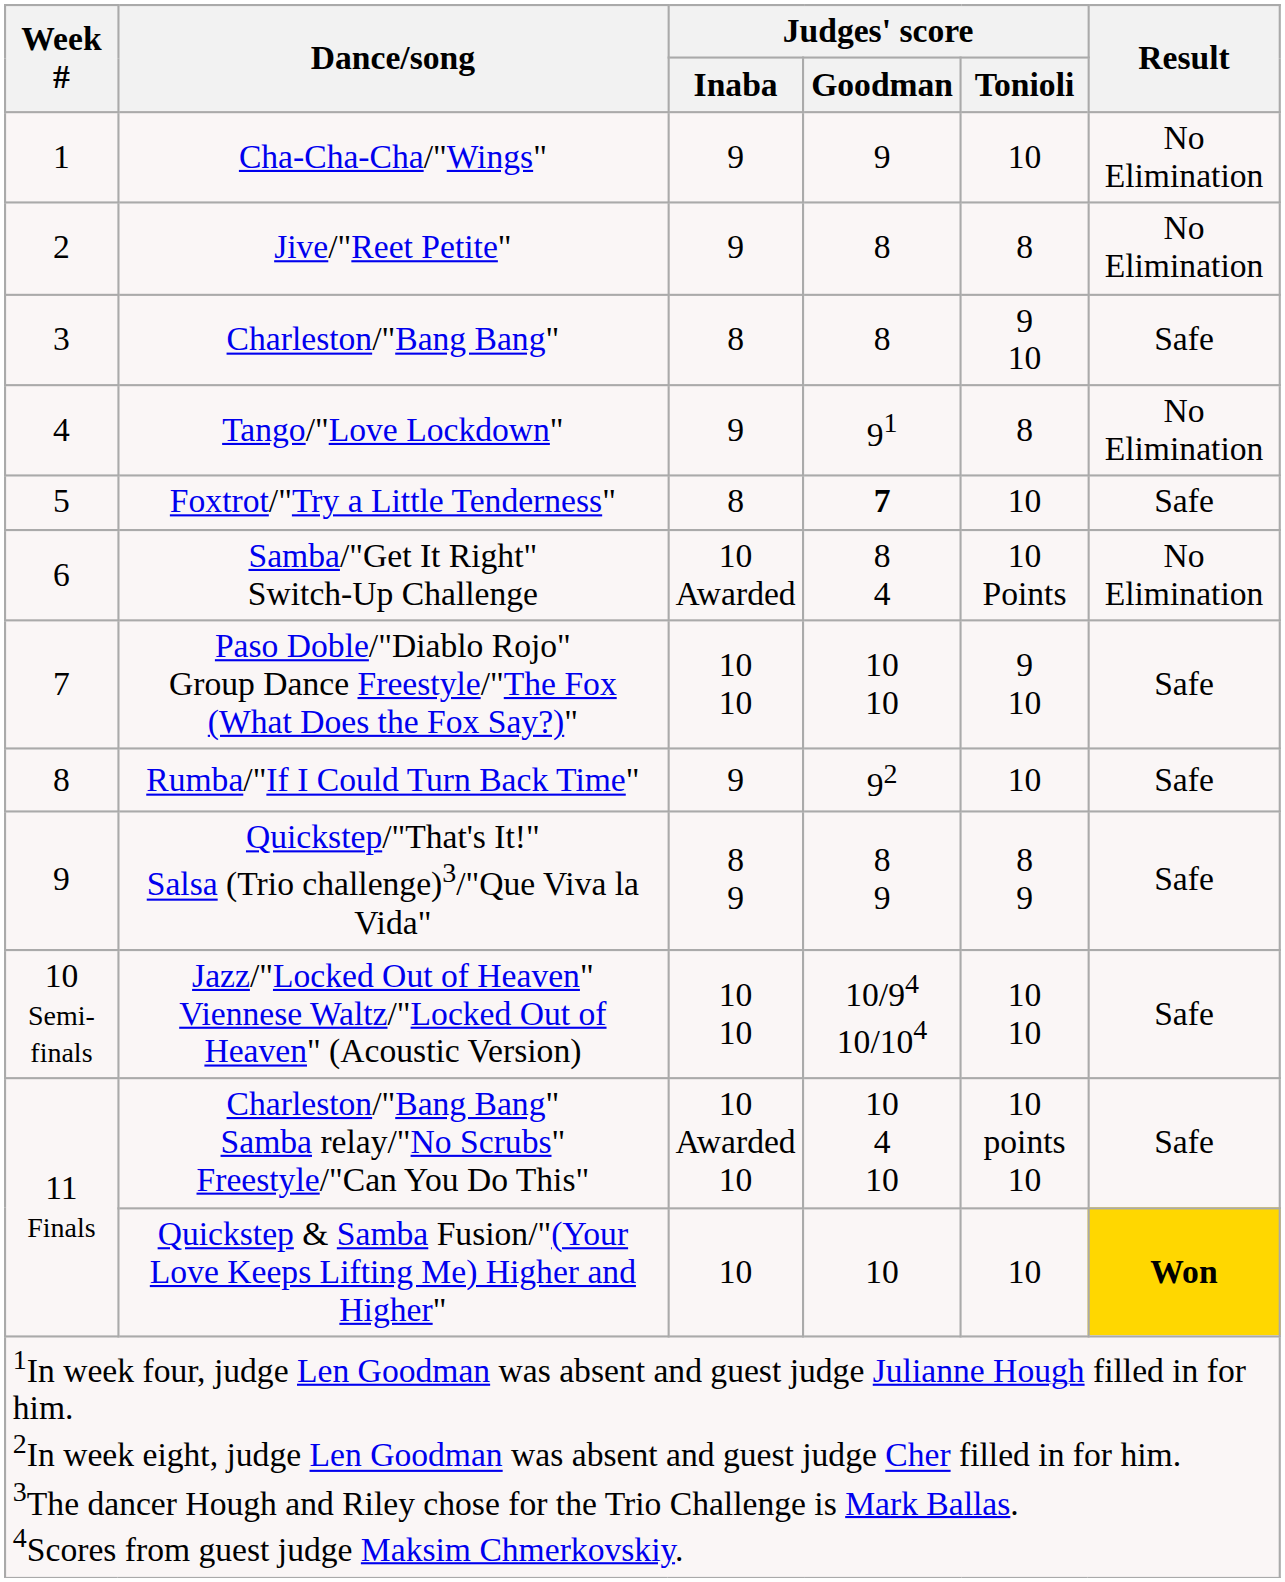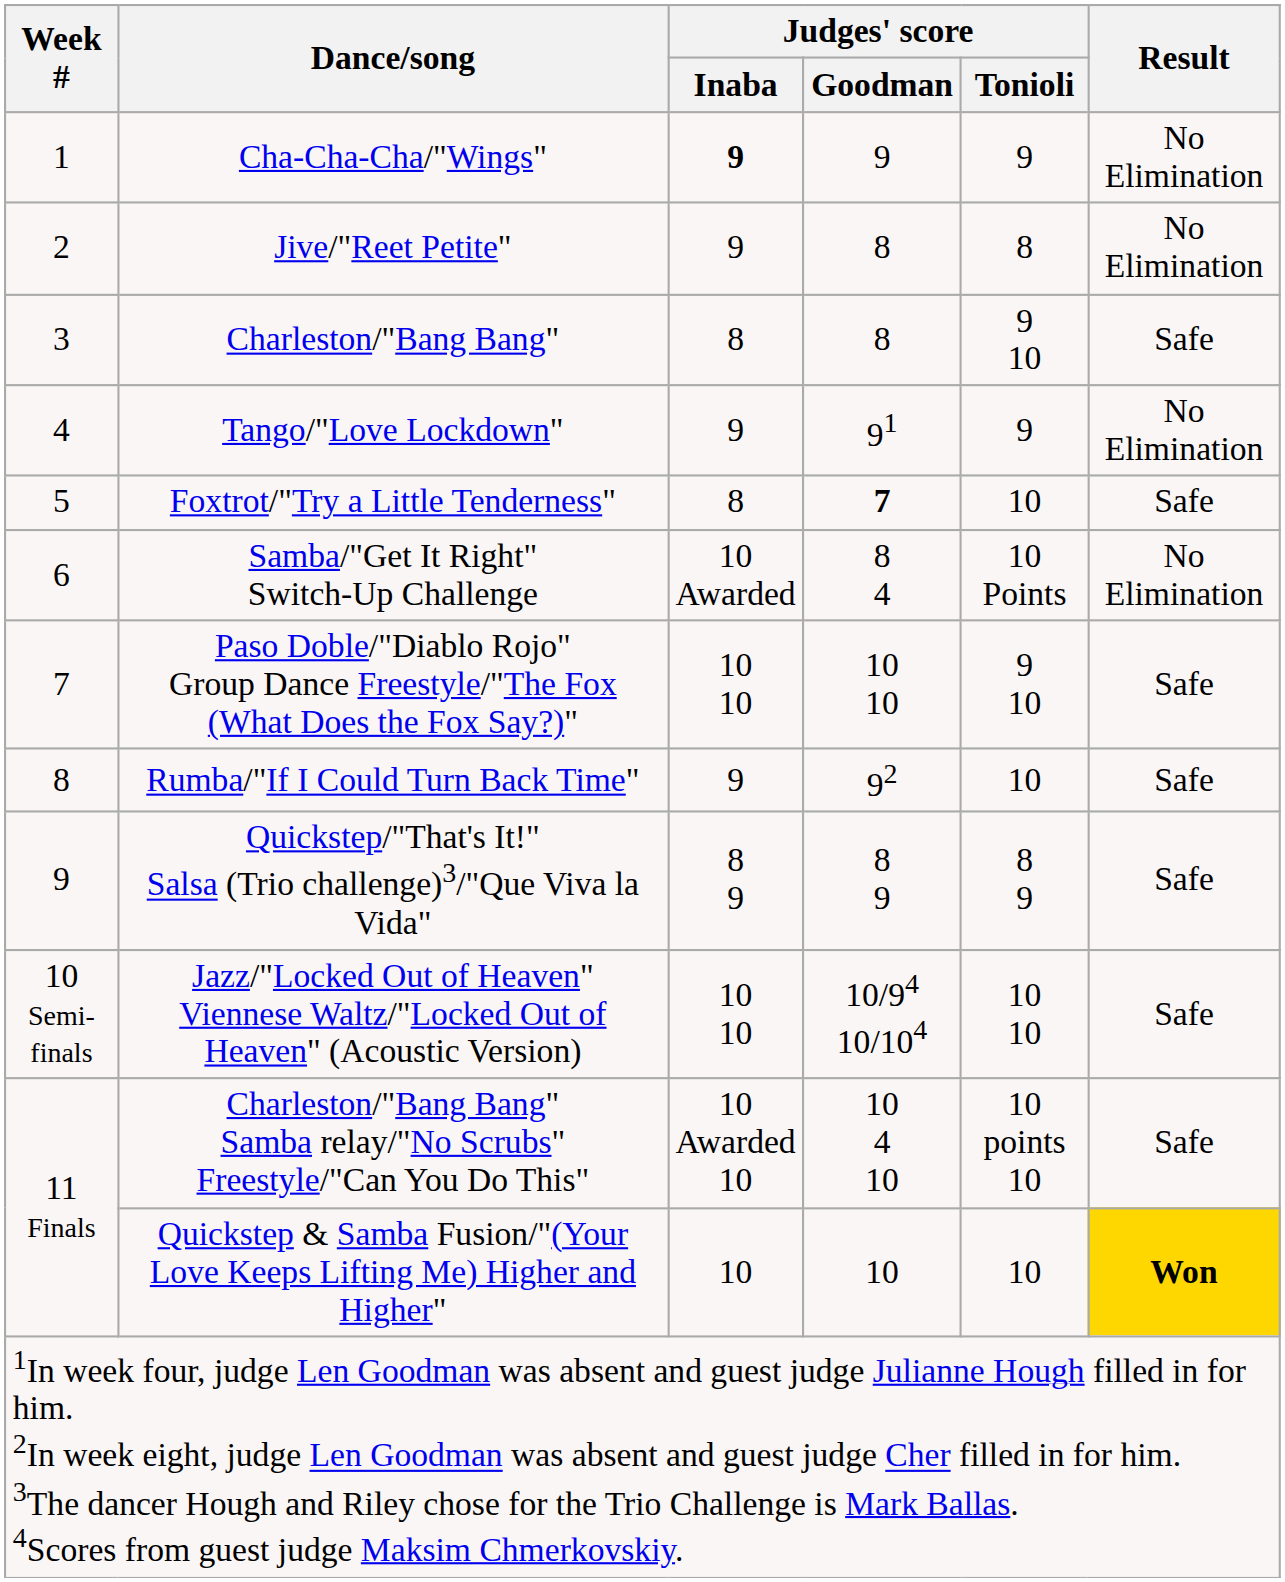(736, 156) normal -> (736, 156) bold
(1025, 156) 10 -> (1025, 156) 9
(1025, 429) 8 -> (1025, 429) 9
